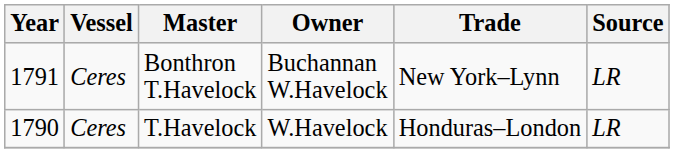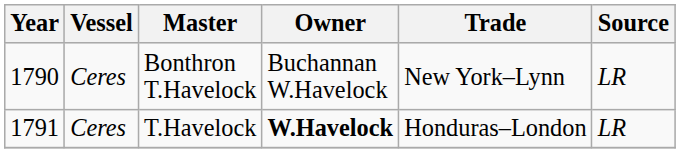(35, 76) 1791 -> (35, 76) 1790
(35, 128) 1790 -> (35, 128) 1791
(328, 128) normal -> (330, 128) bold
